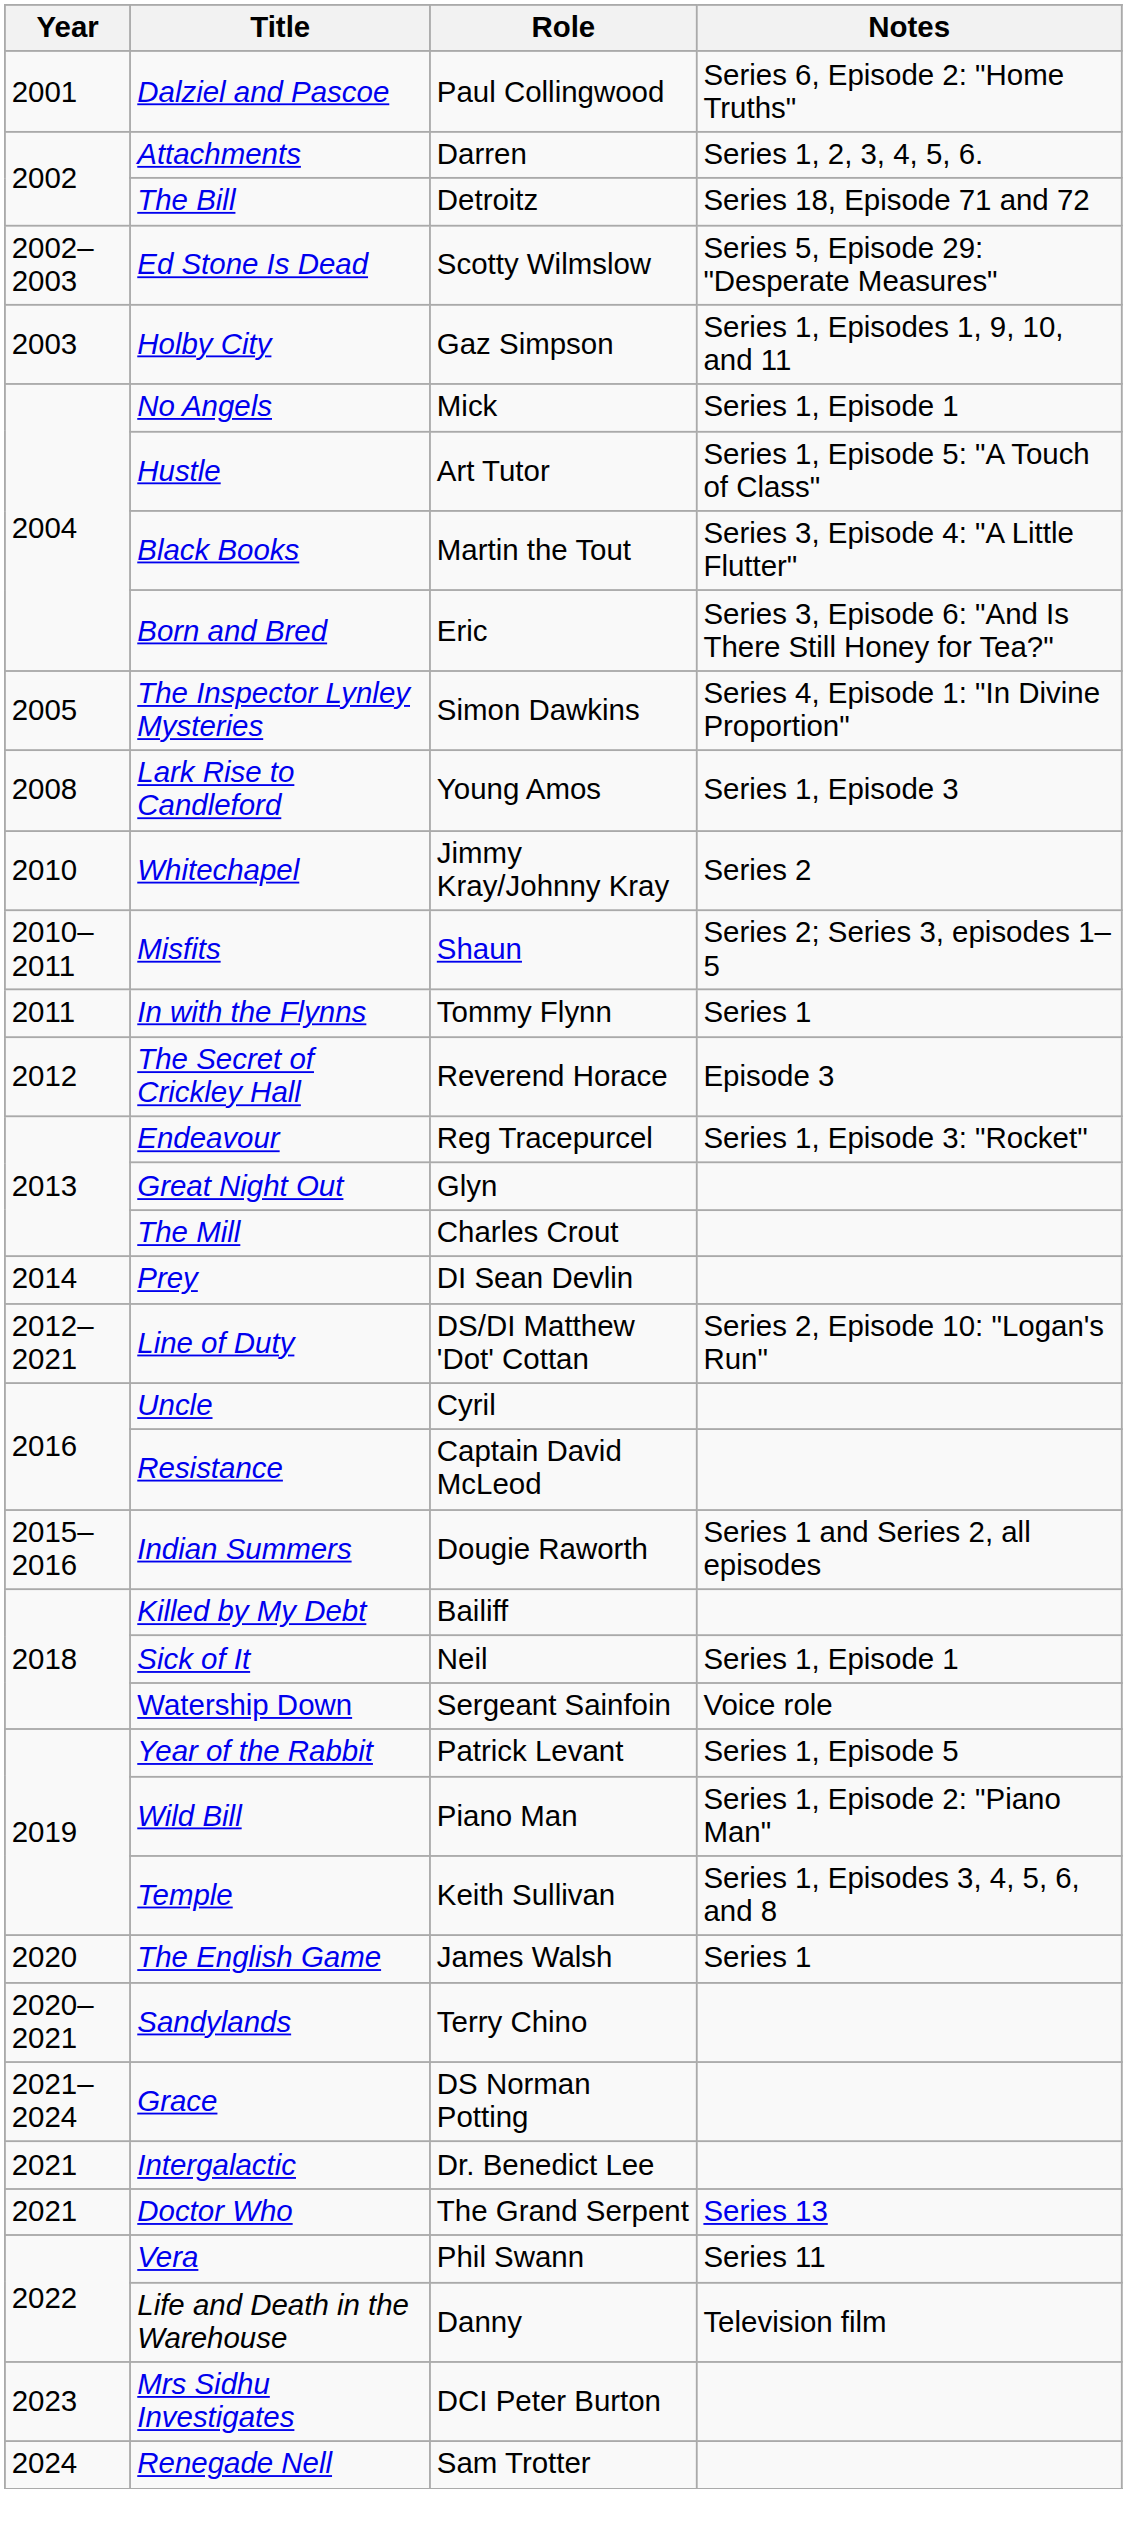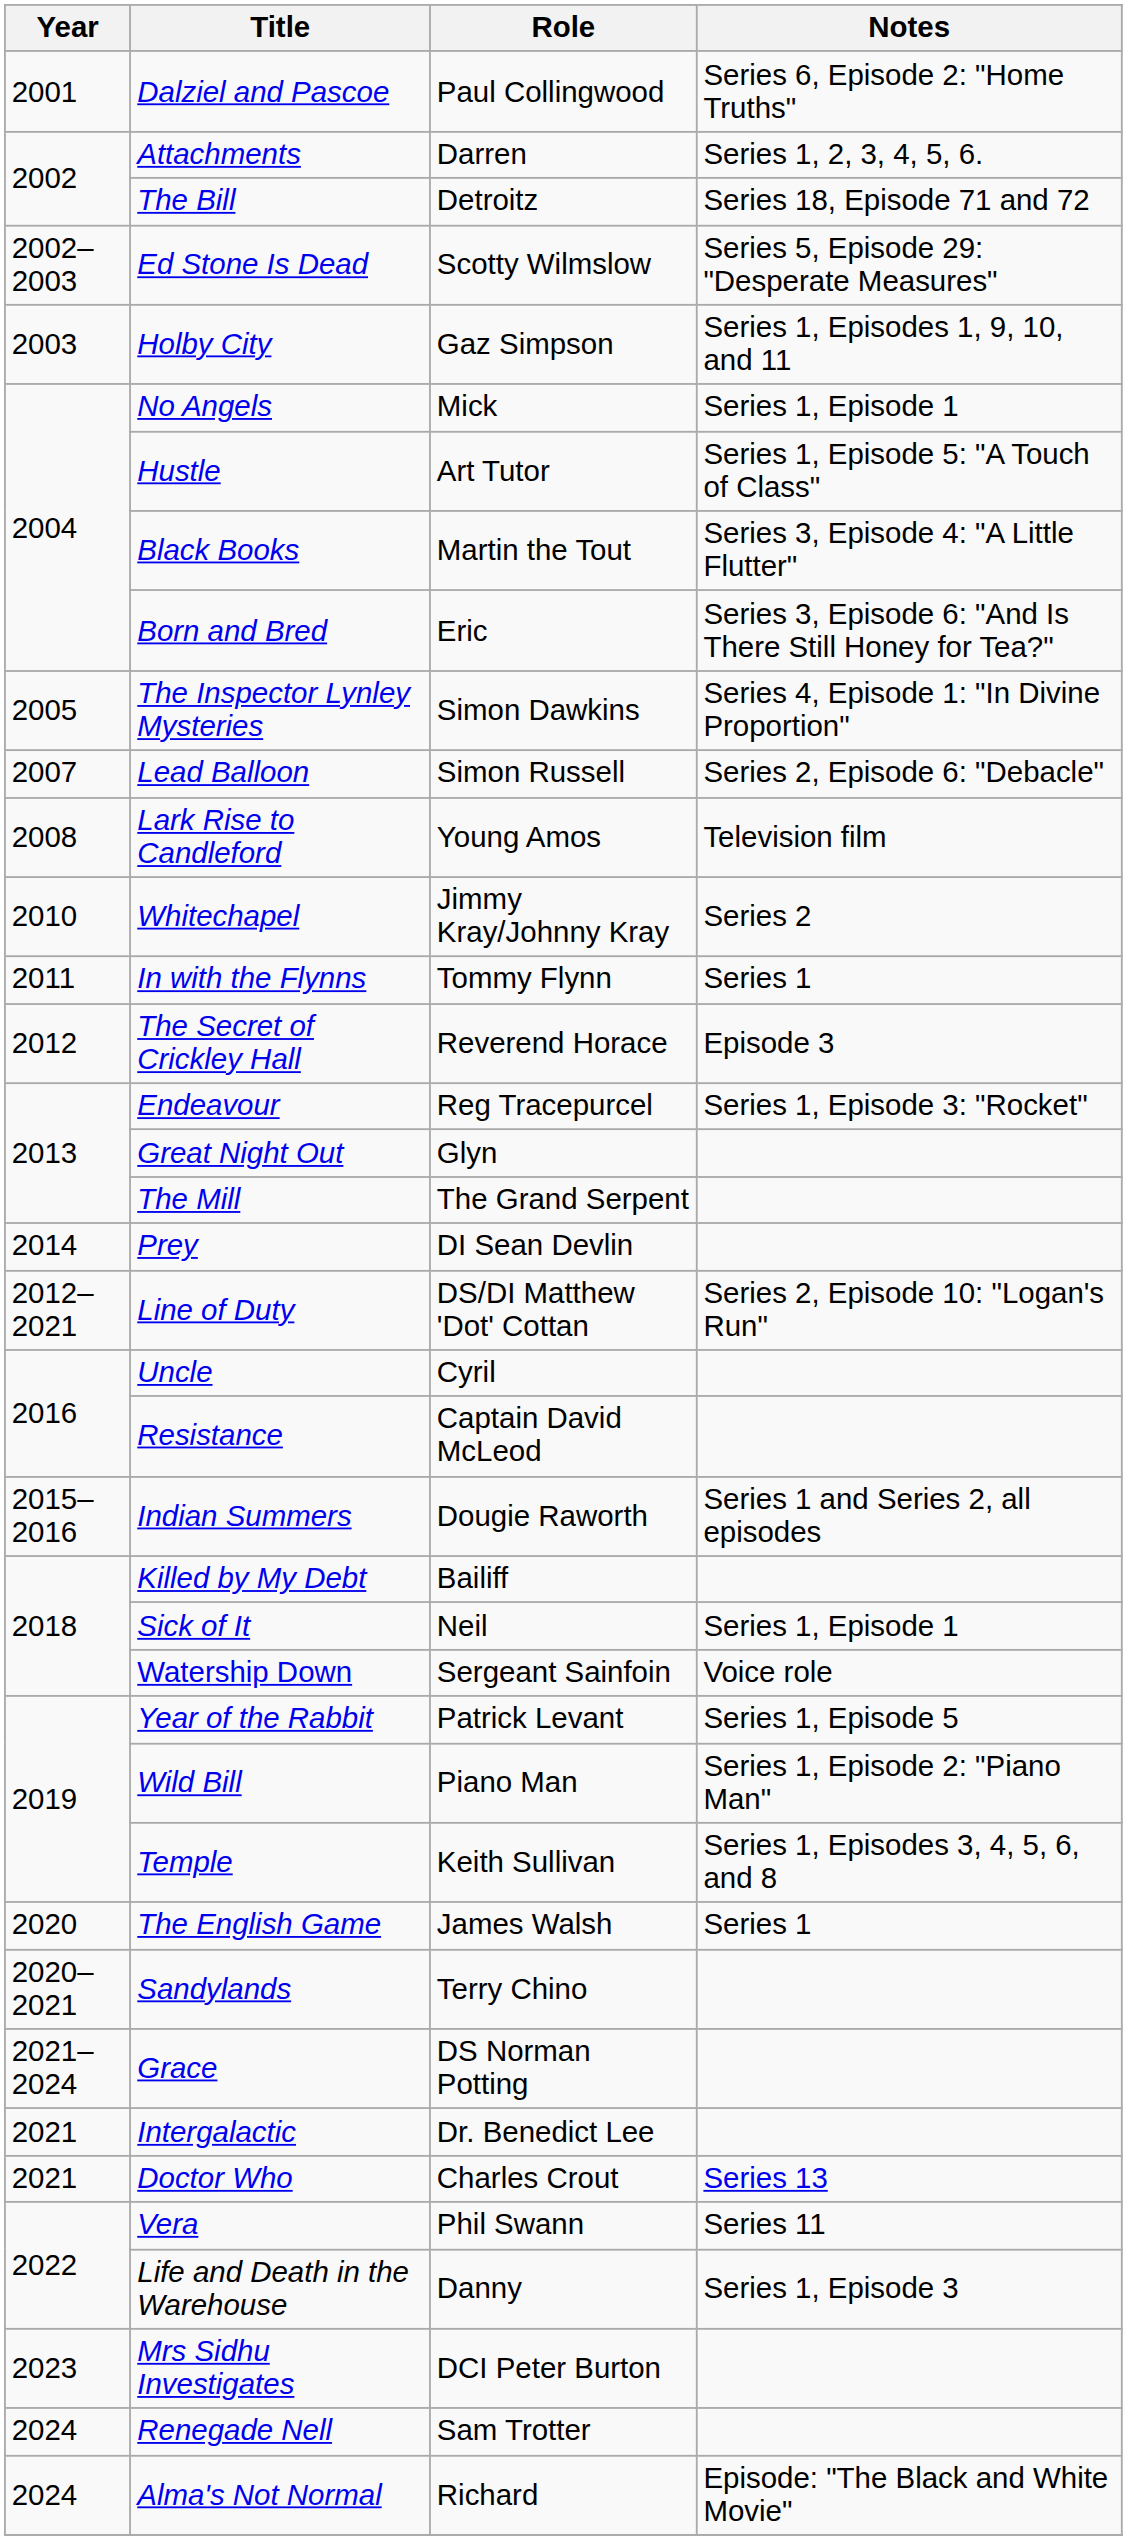+ row: (223, 773)
(831, 789) Series 1, Episode 3 -> (795, 836) Television film
- row: (179, 949)
(528, 1232) Charles Crout -> (563, 1199) The Grand Serpent
(563, 2211) The Grand Serpent -> (528, 2178) Charles Crout
(795, 2321) Television film -> (831, 2288) Series 1, Episode 3
+ row: (259, 2494)
